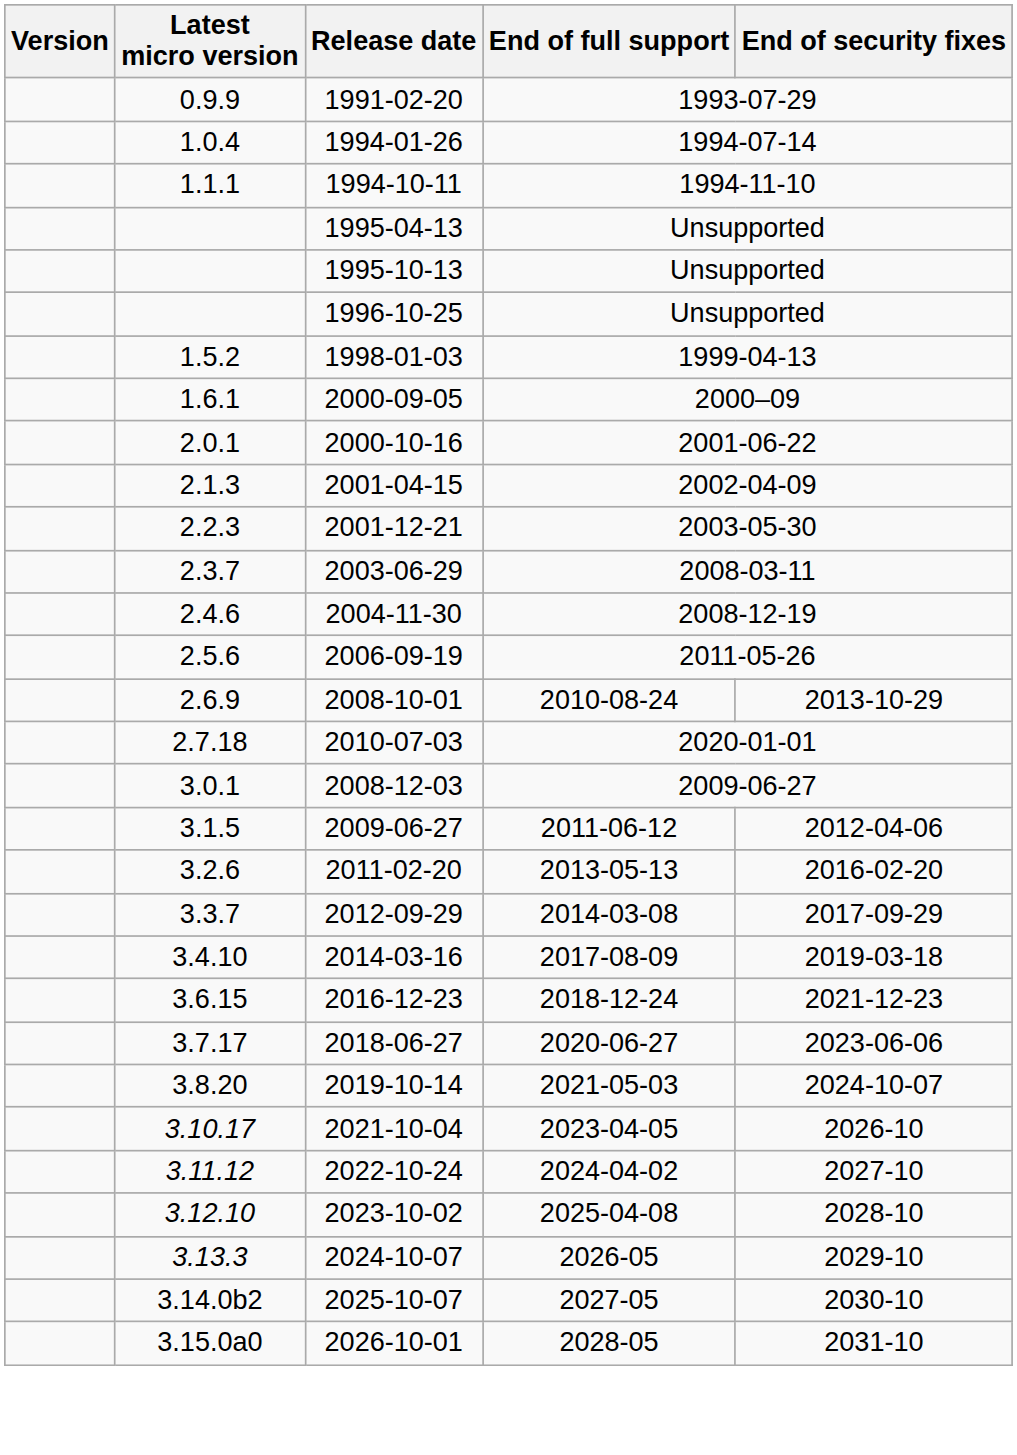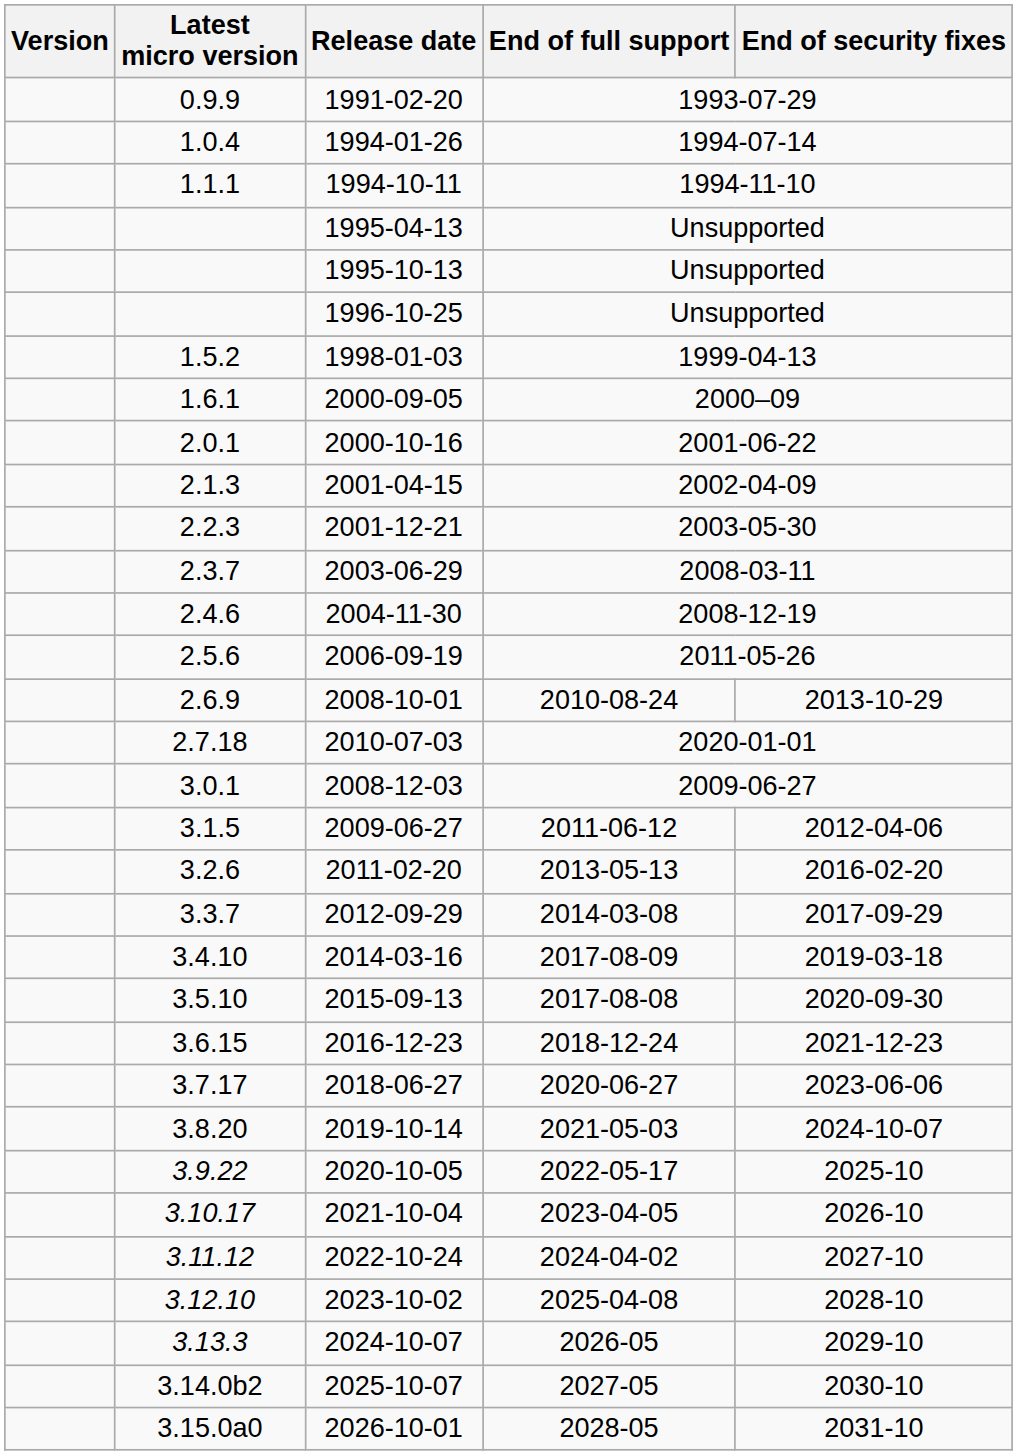+ row: (394, 999)
+ row: (394, 1171)
